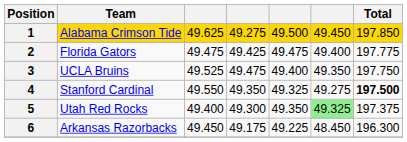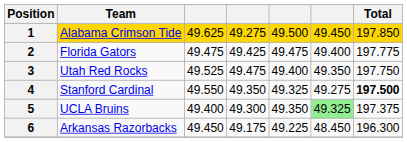(94, 71) UCLA Bruins -> (104, 71) Utah Red Rocks
(104, 109) Utah Red Rocks -> (94, 109) UCLA Bruins
